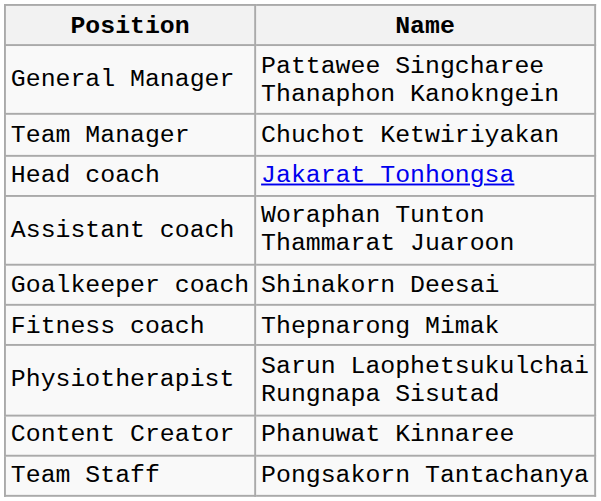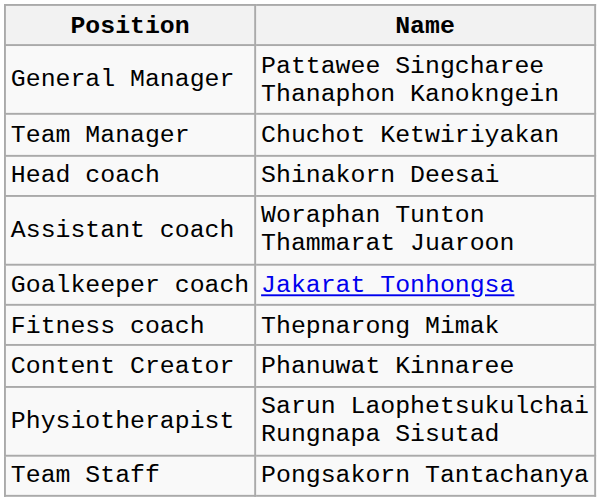(388, 175) Jakarat Tonhongsa -> (380, 175) Shinakorn Deesai
(380, 285) Shinakorn Deesai -> (388, 285) Jakarat Tonhongsa
rows swapped: (123, 380) <-> (123, 435)
